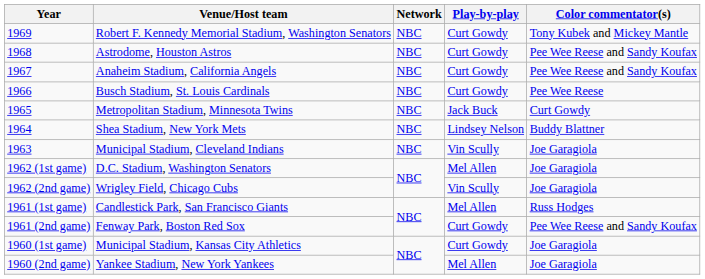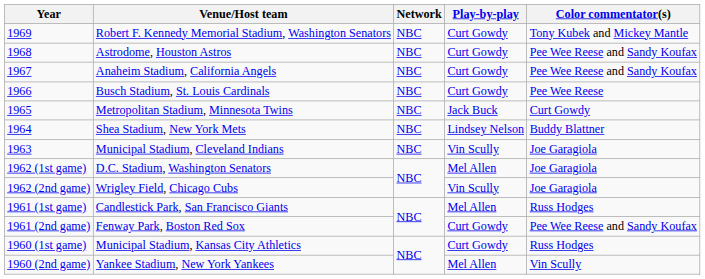(563, 245) Joe Garagiola -> (562, 245) Russ Hodges
(563, 264) Joe Garagiola -> (555, 264) Vin Scully
